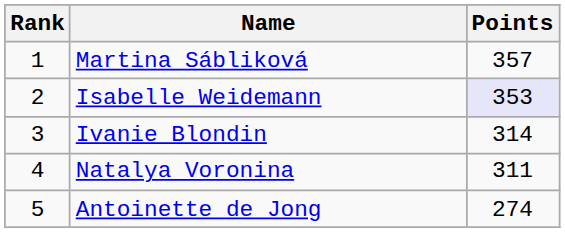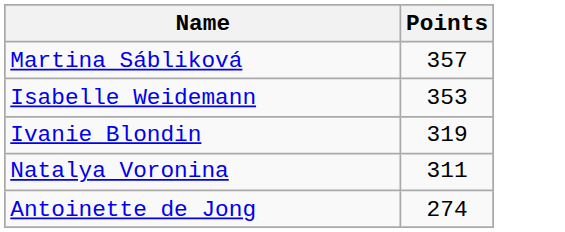- column: (38, 23)
(513, 98) lavender background -> (447, 98) no background
(513, 135) 314 -> (447, 135) 319
